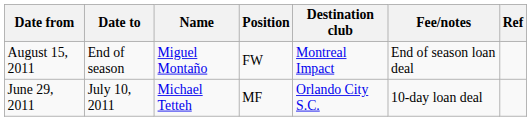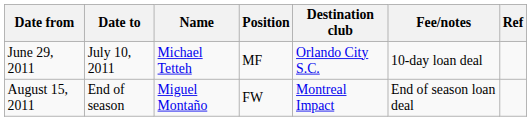rows swapped: (31, 97) <-> (38, 60)
